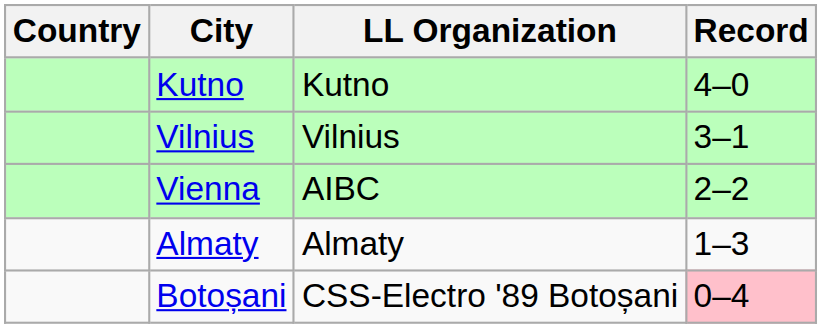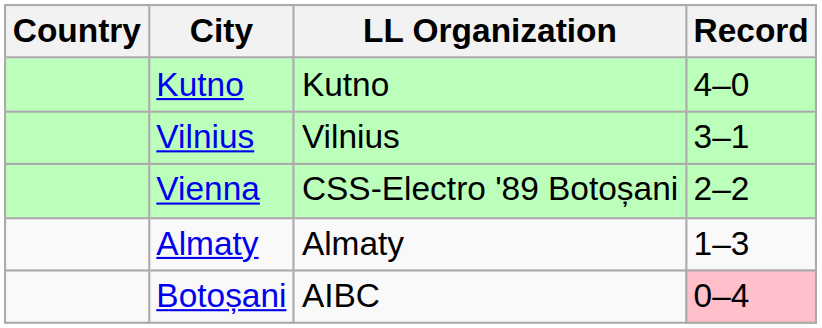(341, 190) AIBC -> (490, 190) CSS-Electro '89 Botoșani
(490, 296) CSS-Electro '89 Botoșani -> (341, 296) AIBC
